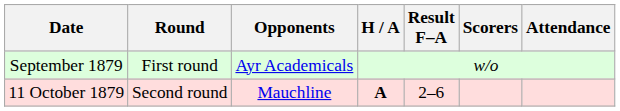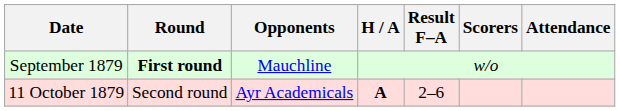(180, 65) normal -> (180, 65) bold
(294, 65) Ayr Academicals -> (294, 65) Mauchline
(294, 92) Mauchline -> (294, 92) Ayr Academicals
